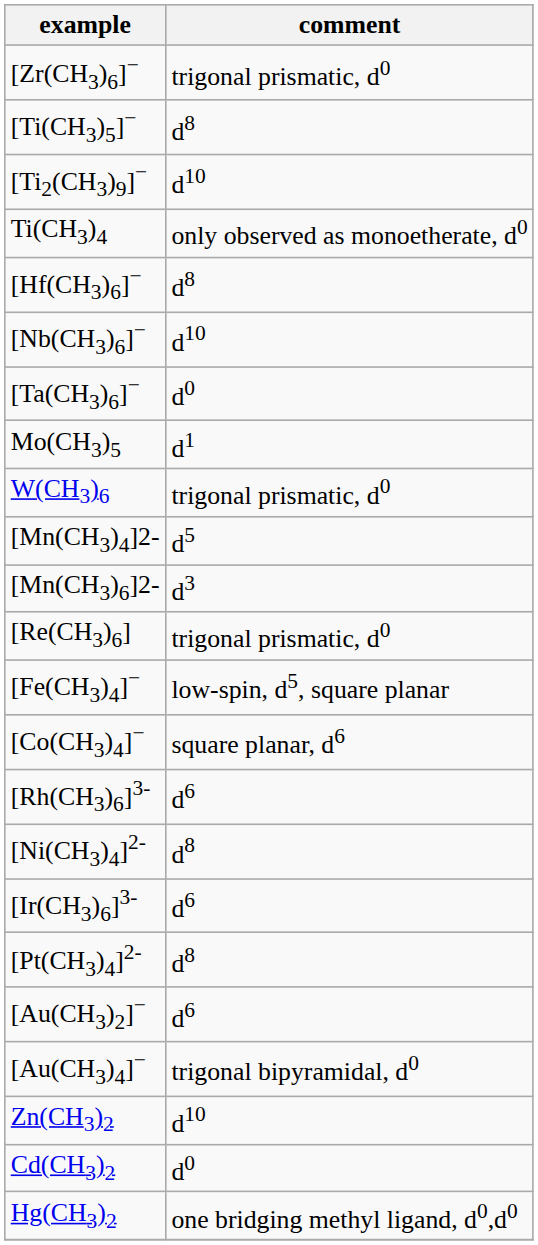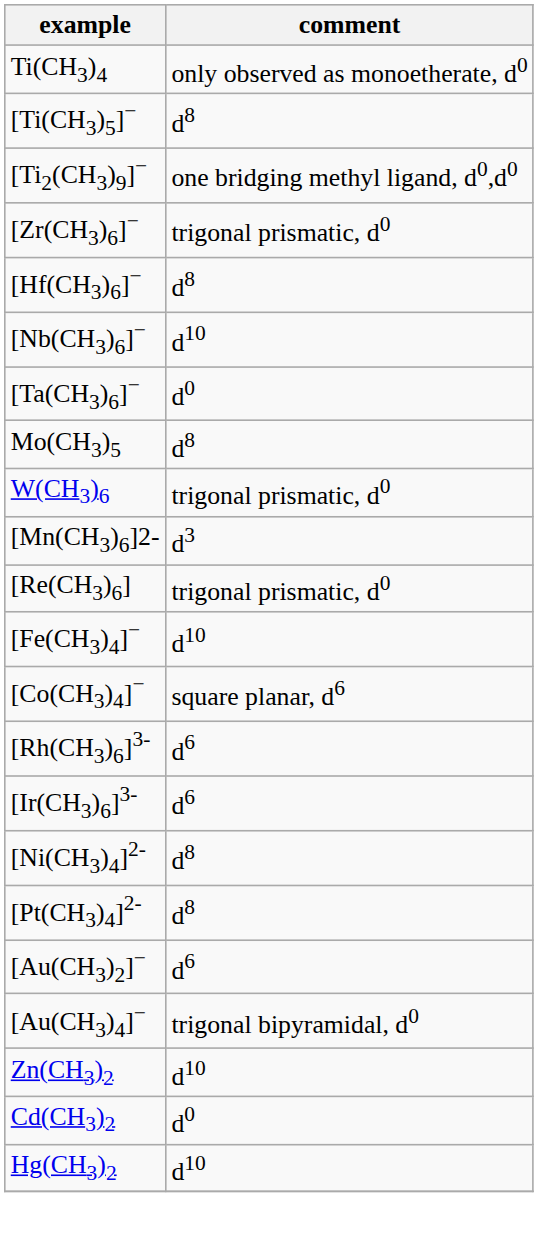rows swapped: (59, 232) <-> (75, 72)
(189, 181) d10 -> (345, 175) one bridging methyl ligand, d0,d0
(183, 444) d1 -> (183, 444) d8
- row: (85, 540)
(310, 686) low-spin, d5, square planar -> (189, 639) d10
rows swapped: (74, 905) <-> (78, 850)
(345, 1215) one bridging methyl ligand, d0,d0 -> (189, 1167) d10
